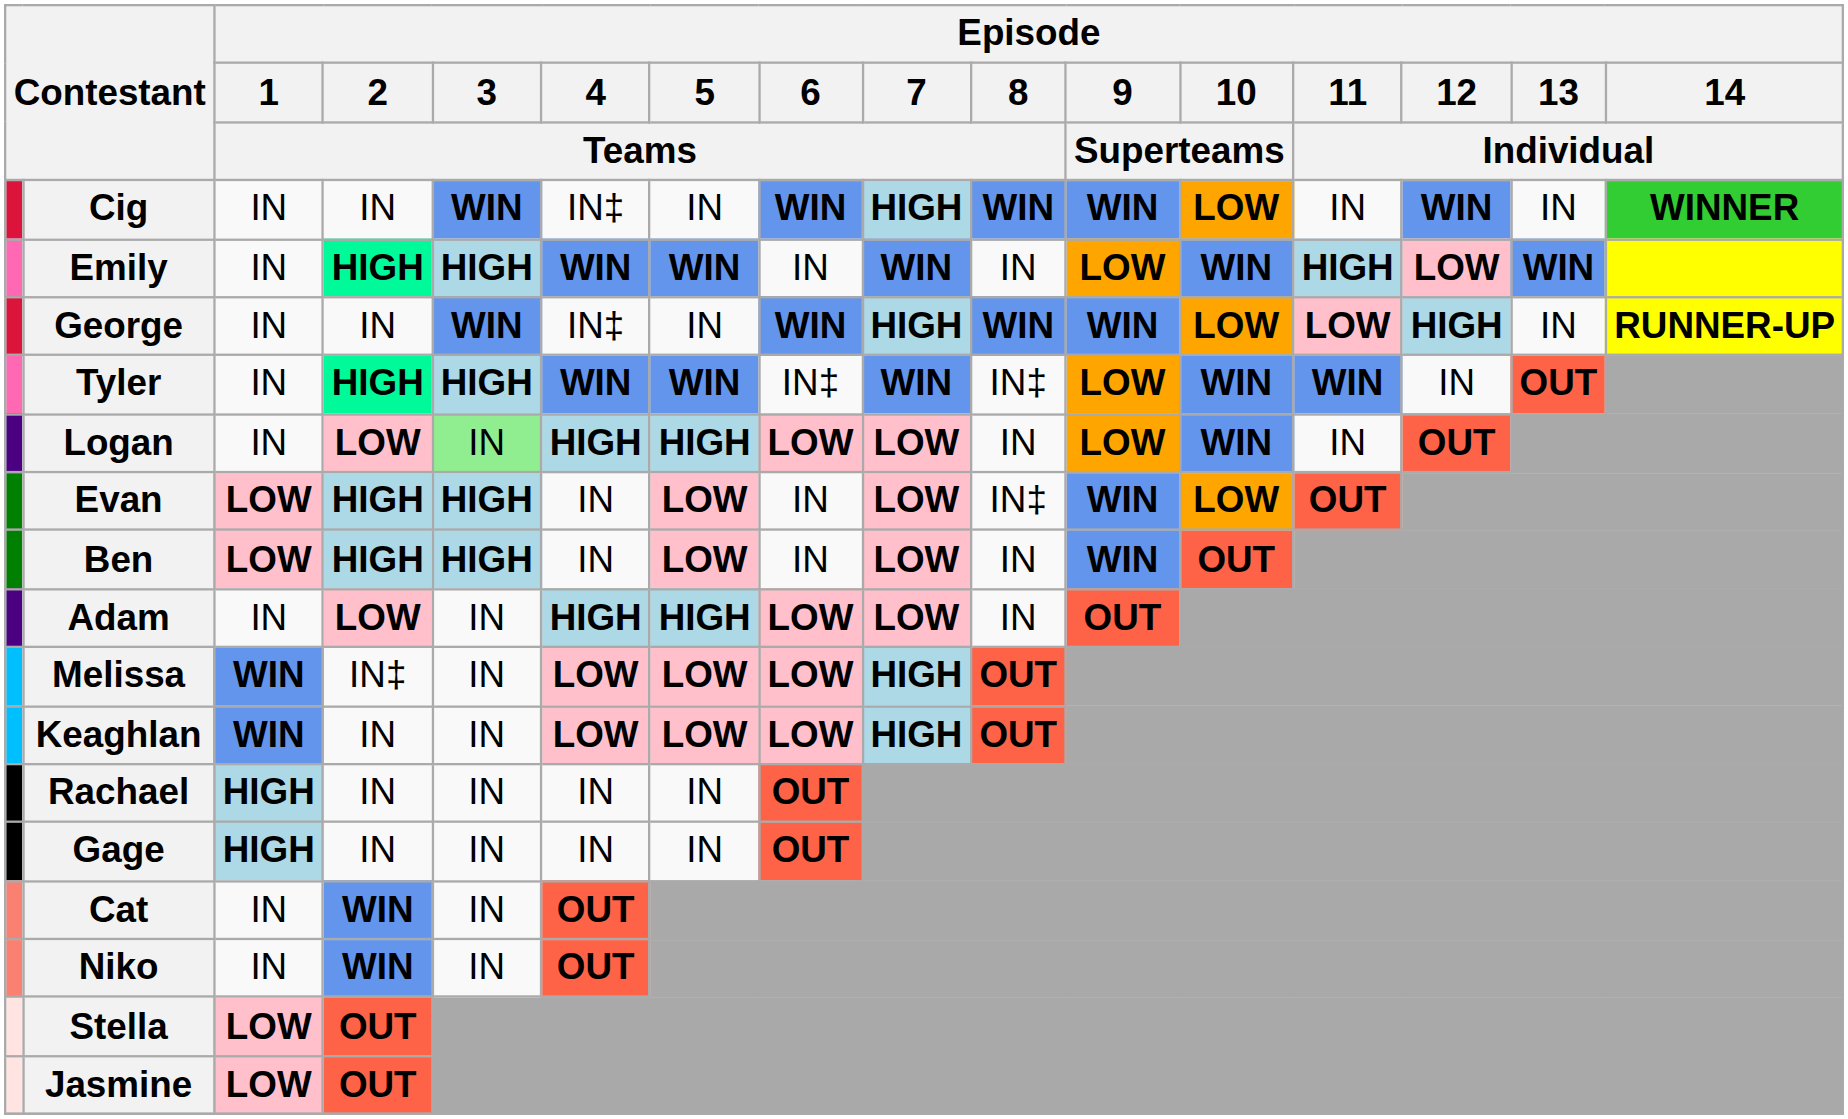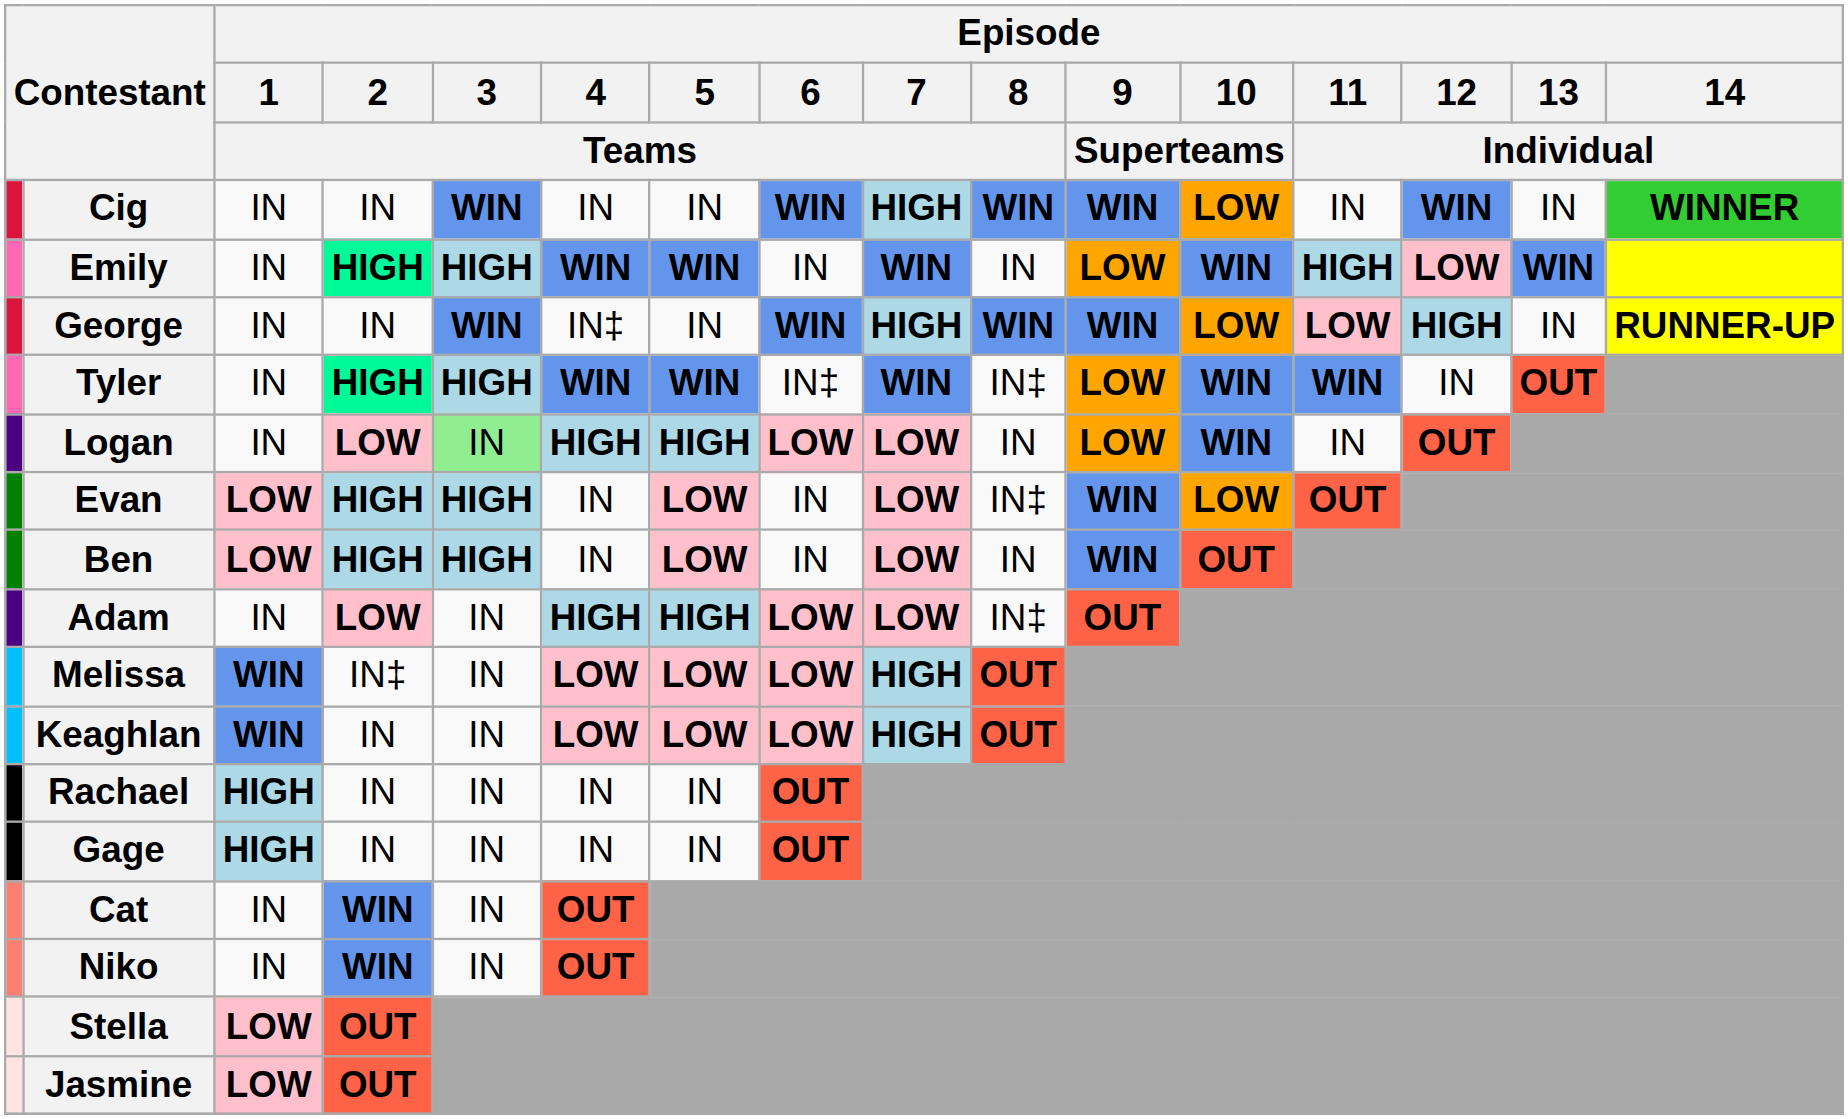(596, 208) IN‡ -> (596, 208) IN
(1018, 617) IN -> (1018, 617) IN‡
